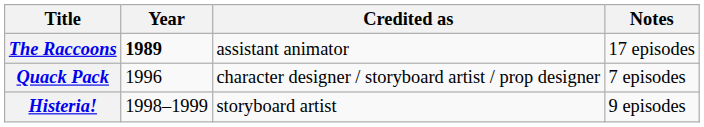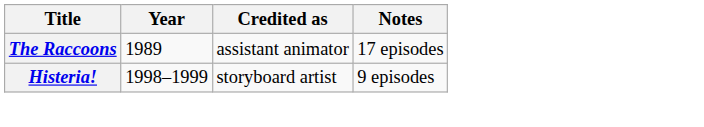(144, 48) bold -> (144, 48) normal
- row: (63, 77)
